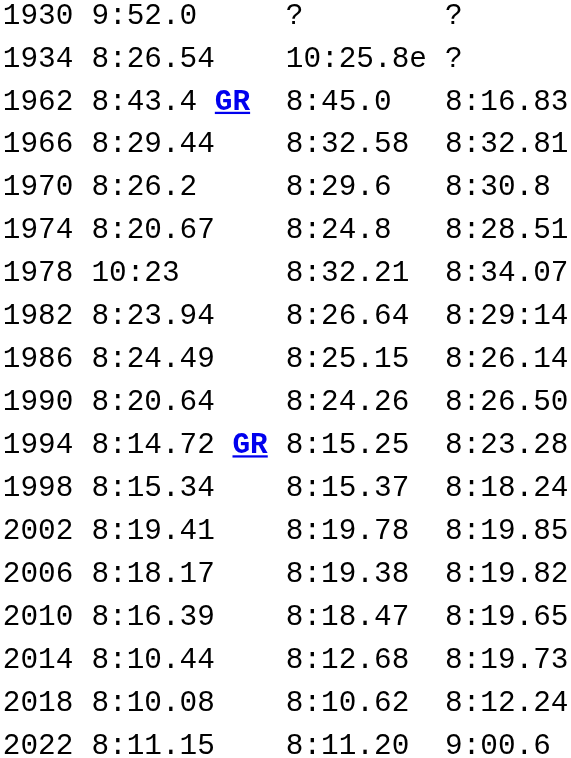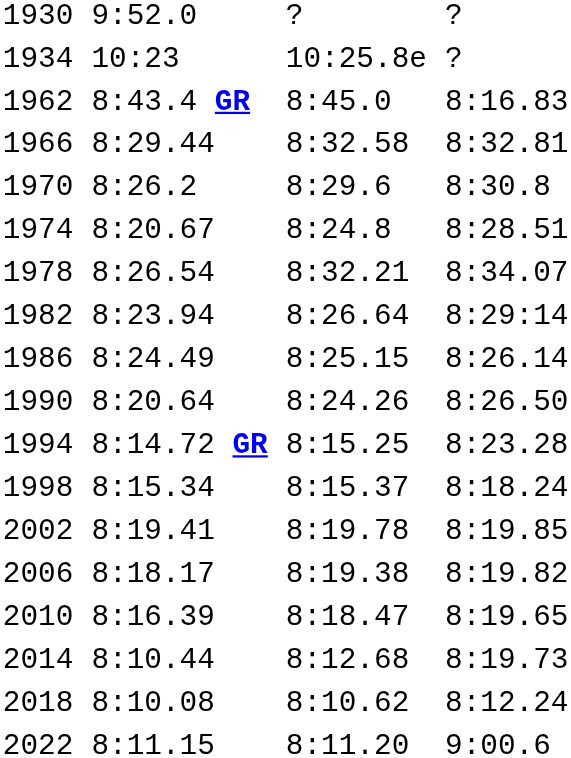(153, 59) 8:26.54 -> (136, 59) 10:23
(136, 273) 10:23 -> (153, 273) 8:26.54
